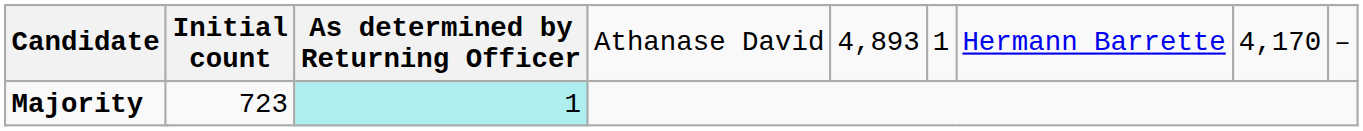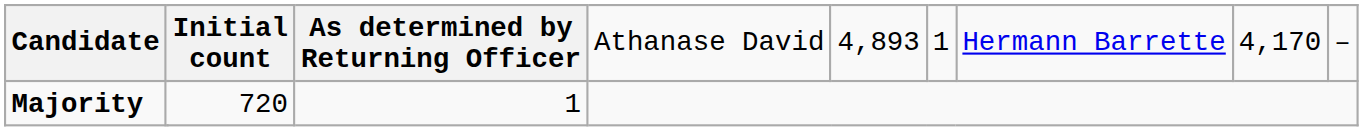(263, 104) 723 -> (263, 104) 720
(573, 104) paleturquoise background -> (573, 104) no background
